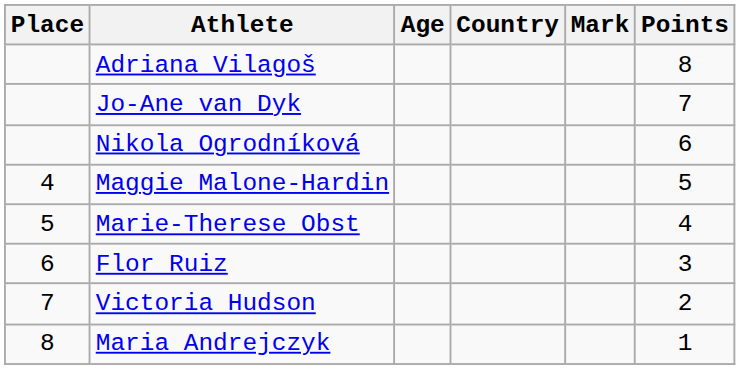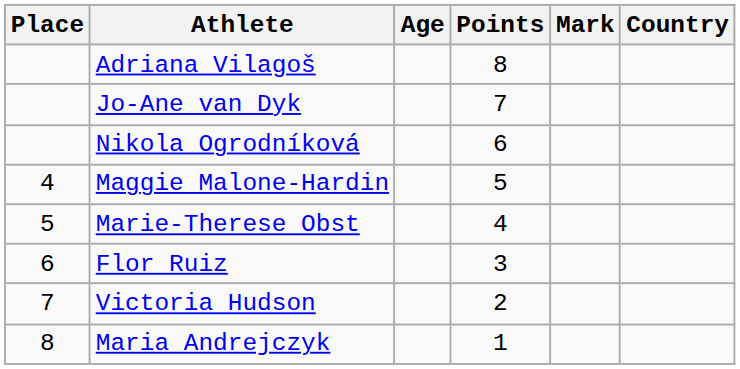columns swapped: (508, 25) <-> (685, 25)
